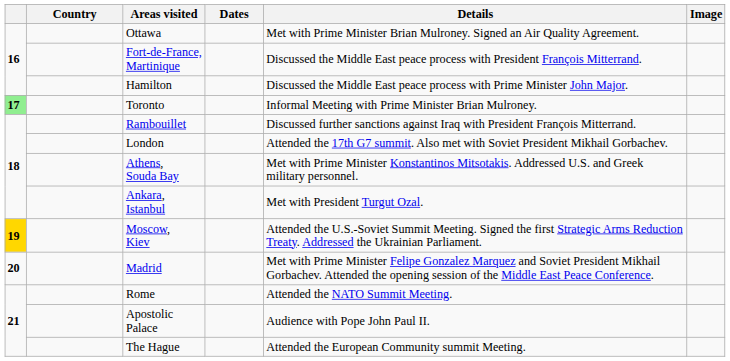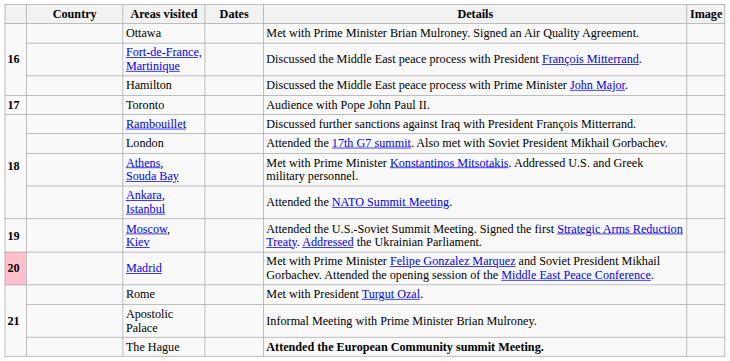(14, 104) lightgreen background -> (14, 104) no background
(402, 104) Informal Meeting with Prime Minister Brian Mulroney. -> (348, 104) Audience with Pope John Paul II.
(345, 202) Met with President Turgut Ozal. -> (359, 202) Attended the NATO Summit Meeting.
(14, 235) gold background -> (14, 235) no background
(14, 268) no background -> (14, 268) pink background
(359, 294) Attended the NATO Summit Meeting. -> (345, 294) Met with President Turgut Ozal.
(348, 320) Audience with Pope John Paul II. -> (402, 320) Informal Meeting with Prime Minister Brian Mulroney.
(396, 346) normal -> (405, 346) bold
